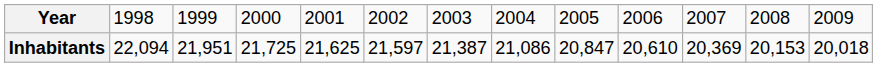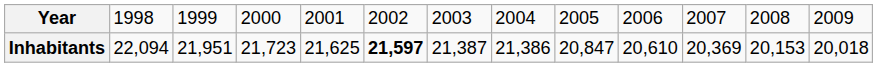(268, 47) 21,725 -> (268, 47) 21,723
(396, 47) normal -> (396, 47) bold
(523, 47) 21,086 -> (523, 47) 21,386
